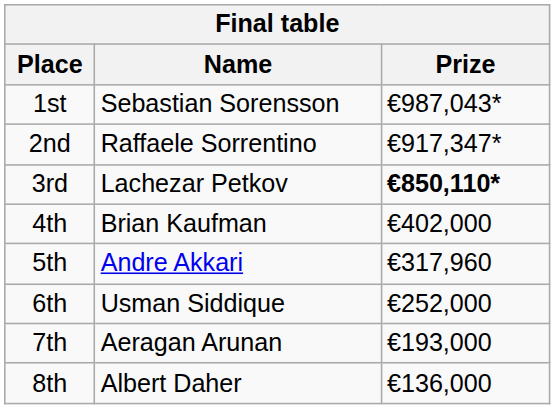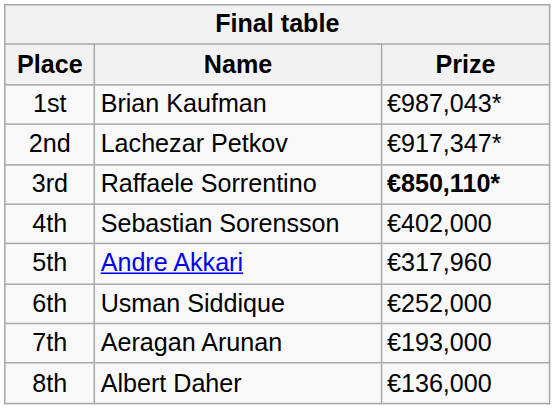(220, 104) Sebastian Sorensson -> (184, 104) Brian Kaufman
(209, 143) Raffaele Sorrentino -> (194, 143) Lachezar Petkov
(194, 183) Lachezar Petkov -> (209, 183) Raffaele Sorrentino
(184, 223) Brian Kaufman -> (220, 223) Sebastian Sorensson
